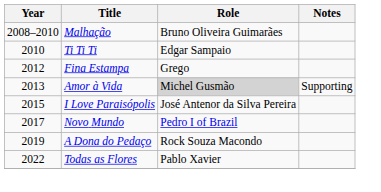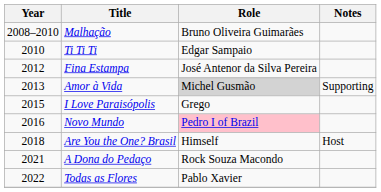(175, 68) Grego -> (249, 68) José Antenor da Silva Pereira
(228, 104) José Antenor da Silva Pereira -> (196, 104) Grego
(33, 123) 2017 -> (33, 123) 2016
(199, 123) no background -> (220, 123) pink background
+ row: (120, 141)
(33, 141) 2019 -> (33, 159) 2021
